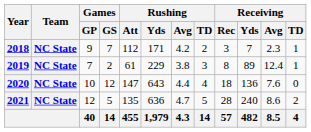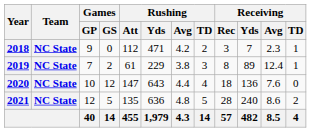(110, 48) 7 -> (110, 48) 0
(156, 48) 171 -> (156, 48) 471
(183, 100) 4.7 -> (183, 100) 4.8
